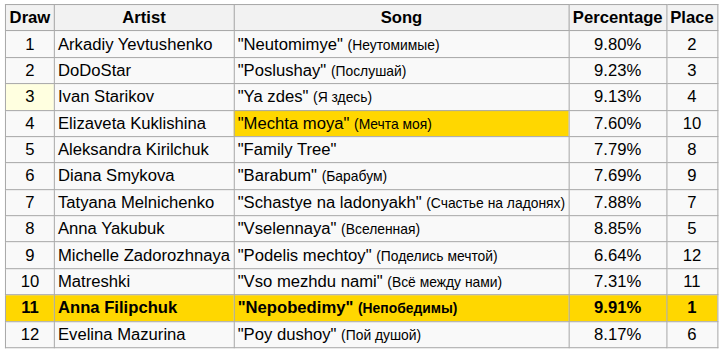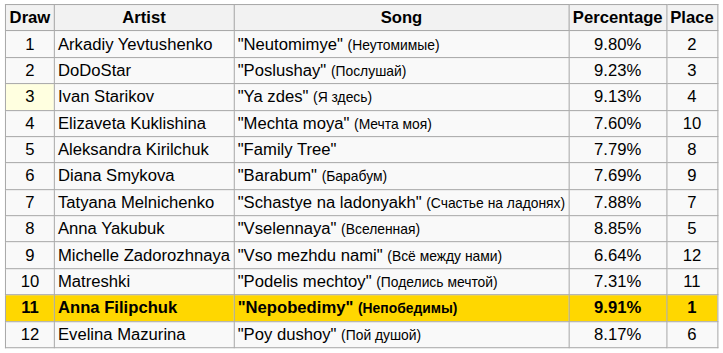(335, 123) gold background -> (335, 123) no background
(368, 255) "Podelis mechtoy" (Поделись мечтой) -> (370, 255) "Vso mezhdu nami" (Всё между нами)
(370, 281) "Vso mezhdu nami" (Всё между нами) -> (368, 281) "Podelis mechtoy" (Поделись мечтой)
